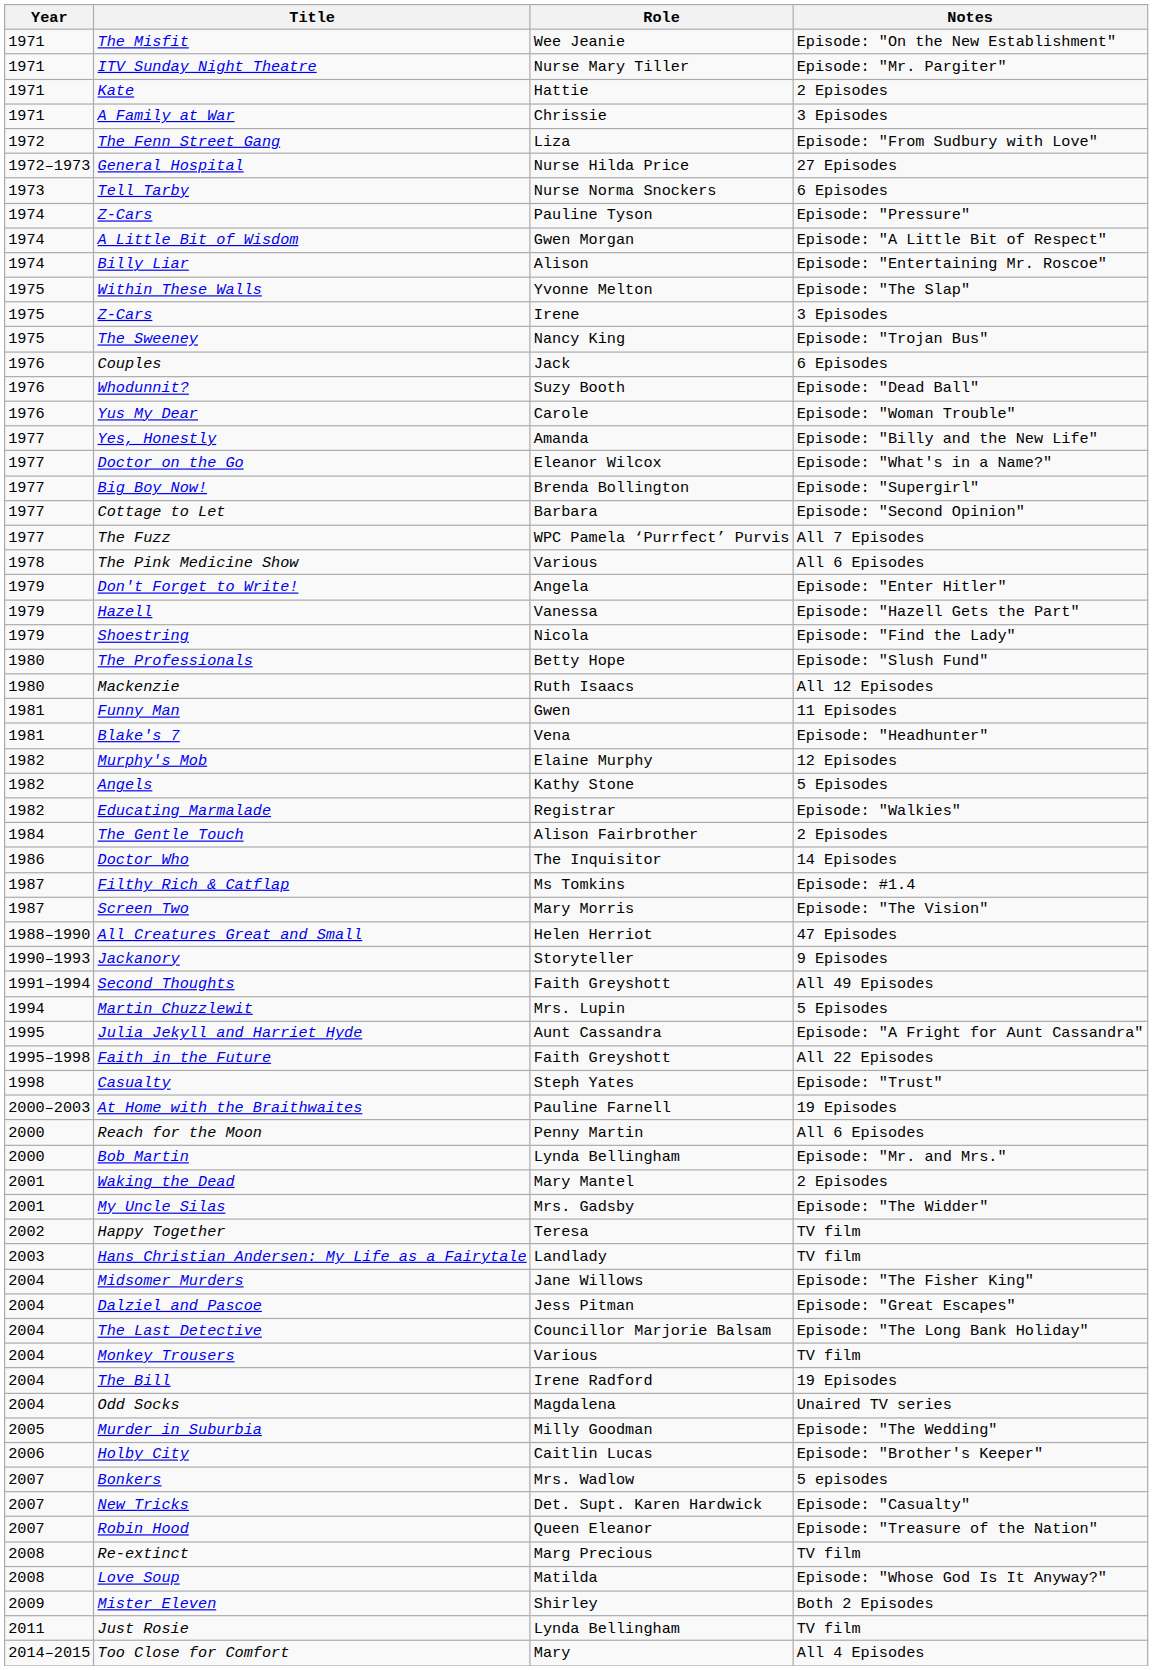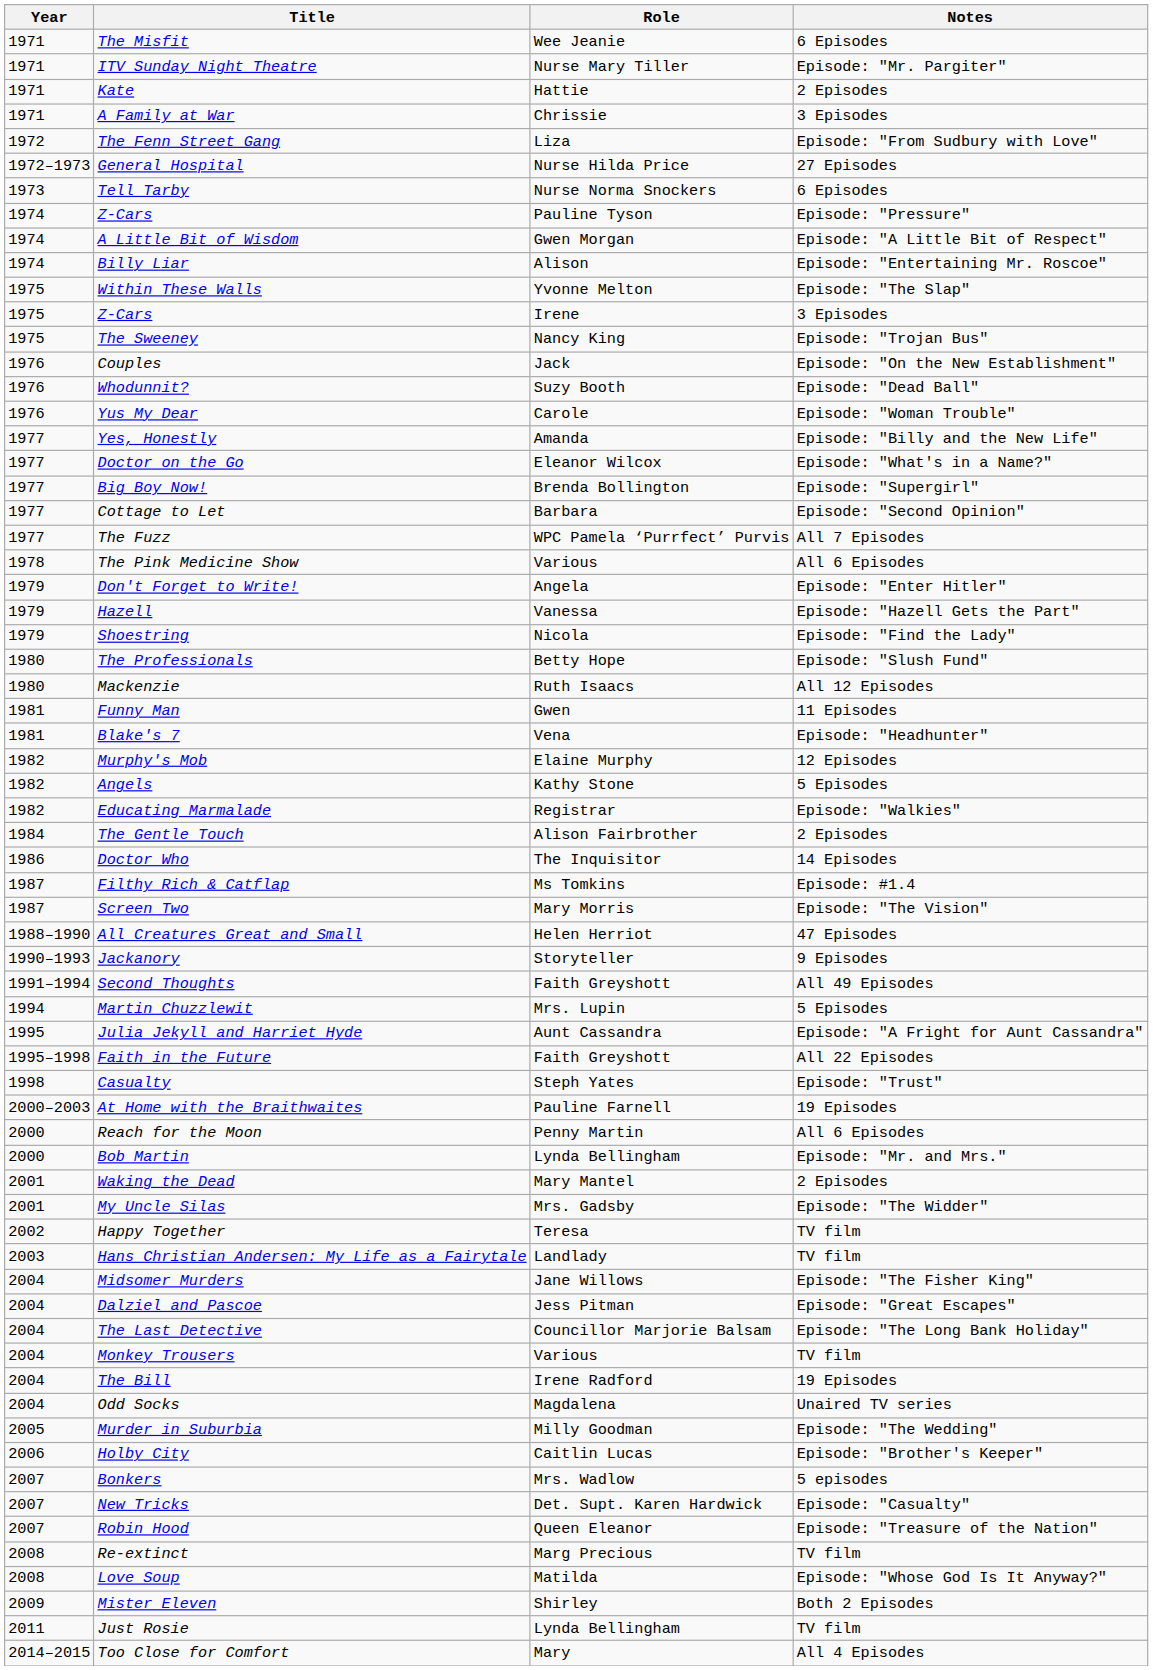(956, 42) Episode: "On the New Establishment" -> (842, 42) 6 Episodes
(842, 364) 6 Episodes -> (956, 364) Episode: "On the New Establishment"
